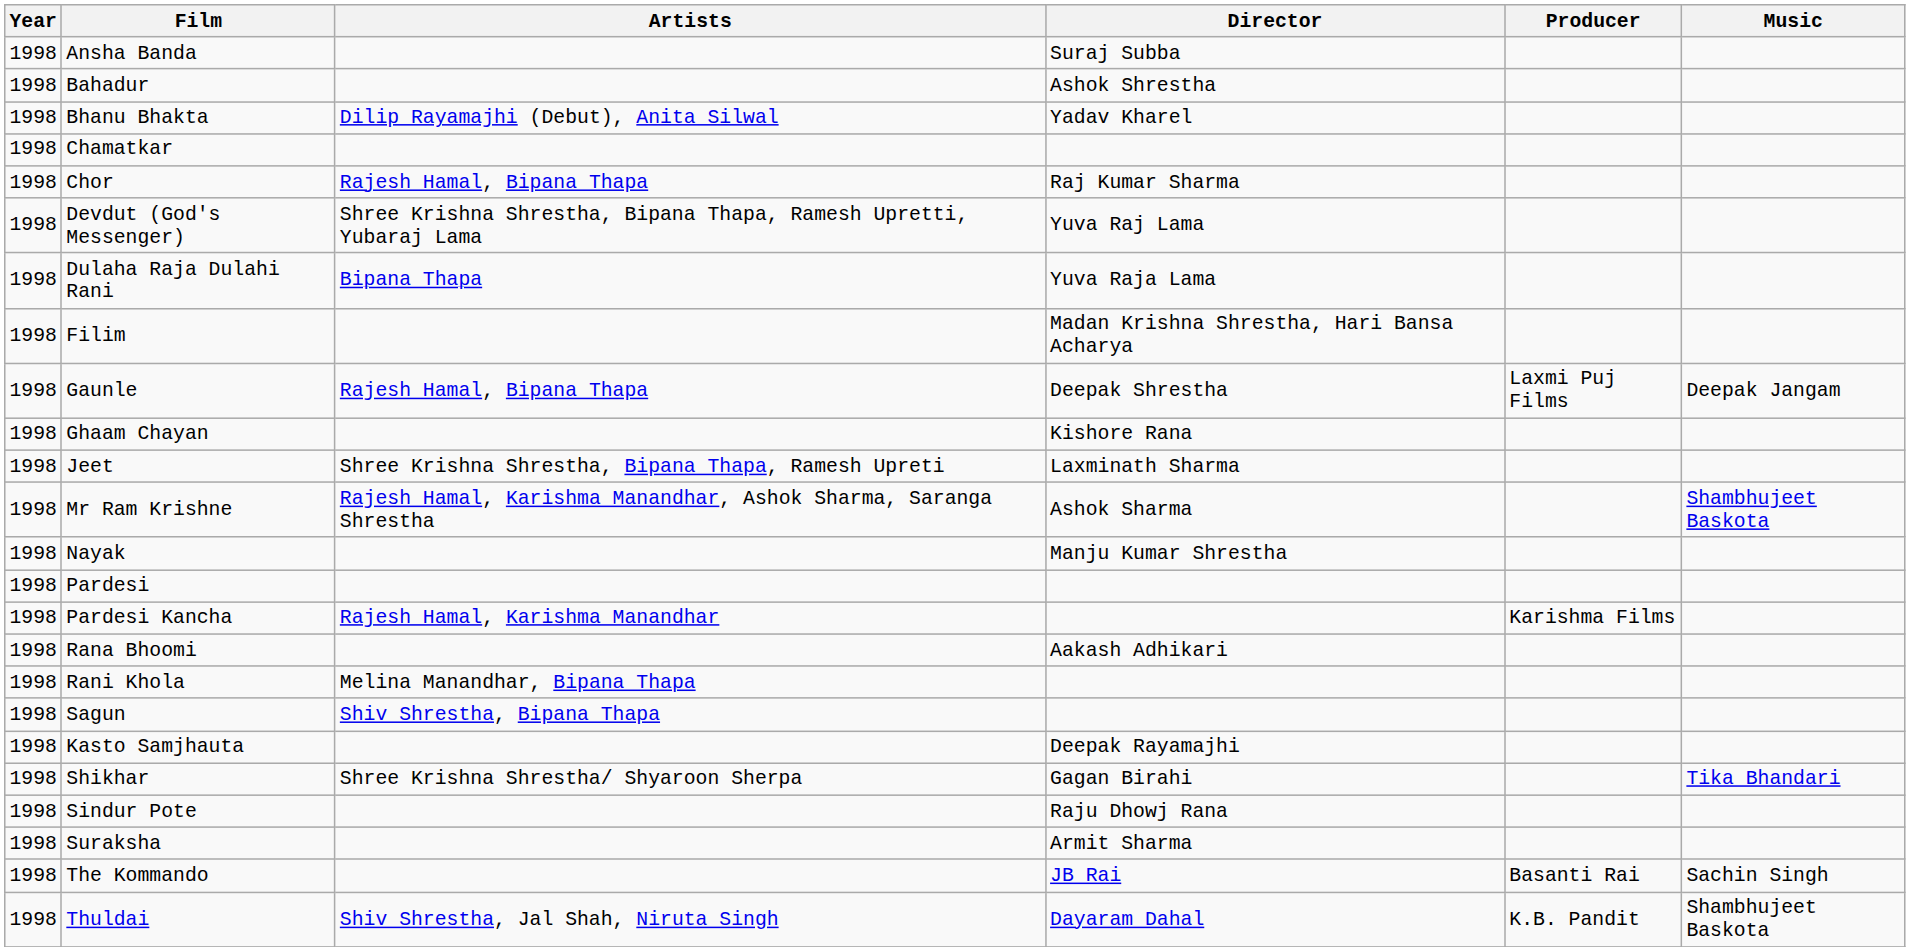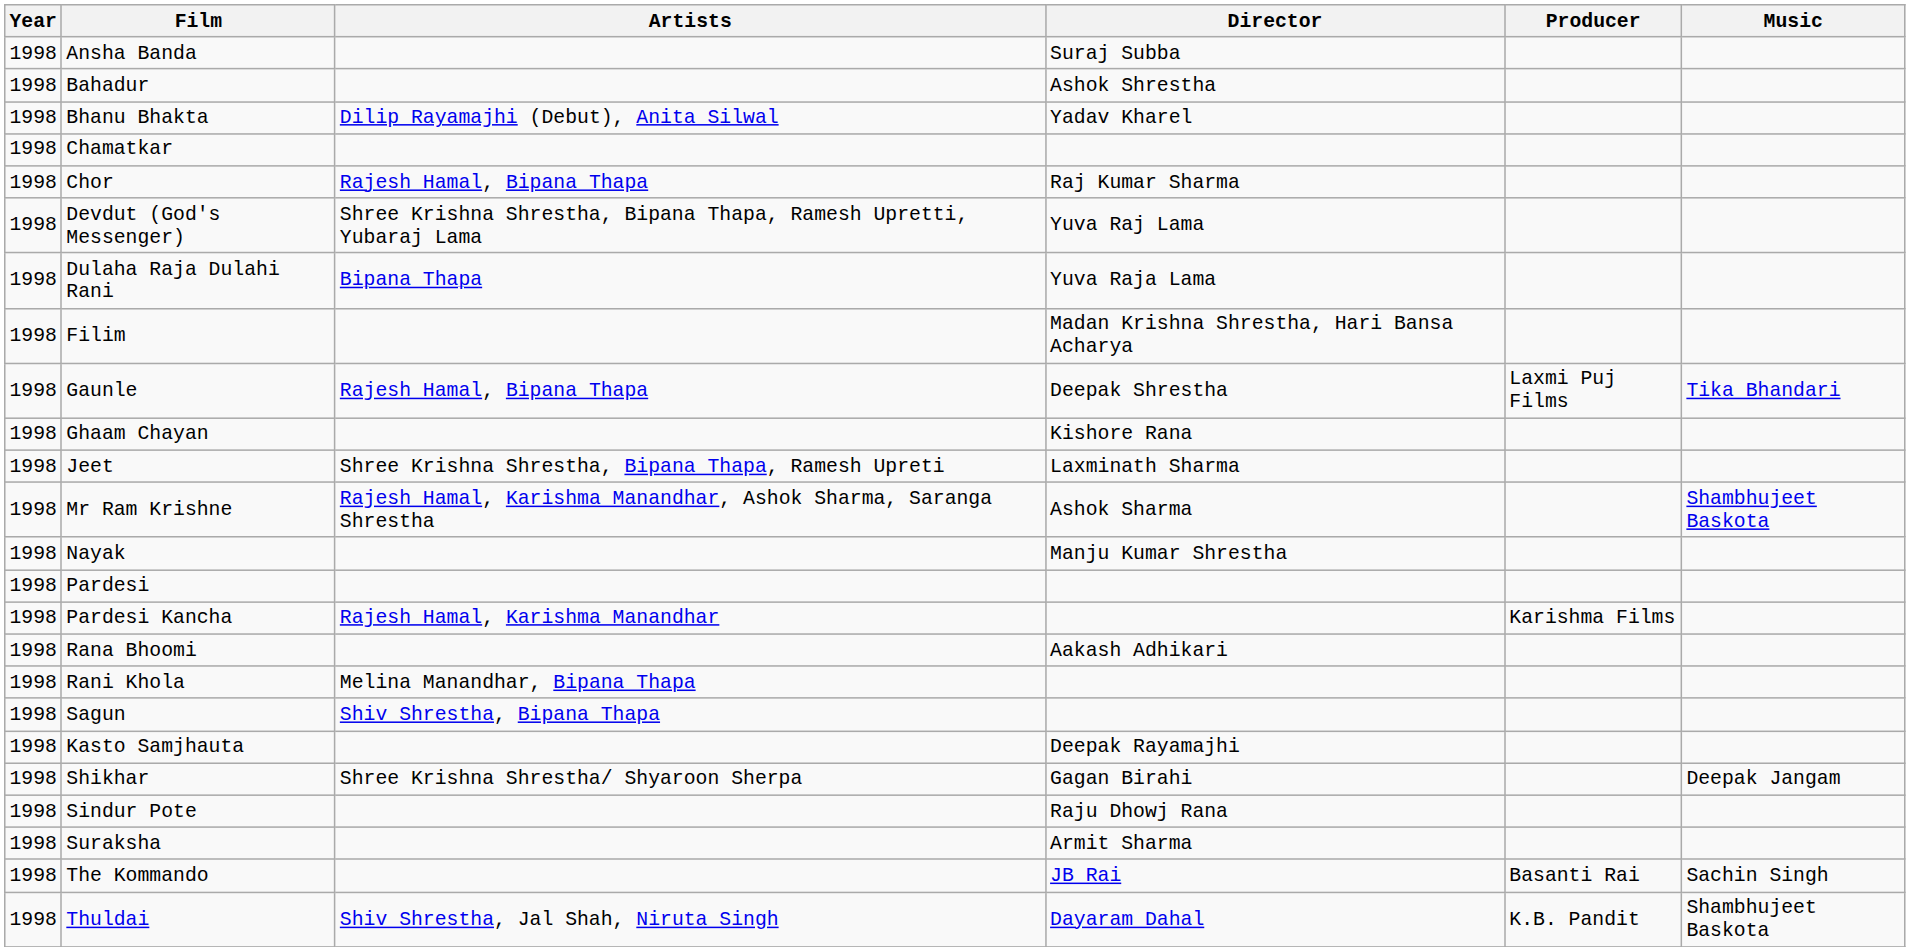(1763, 391) Deepak Jangam -> (1763, 391) Tika Bhandari
(1763, 779) Tika Bhandari -> (1763, 779) Deepak Jangam
